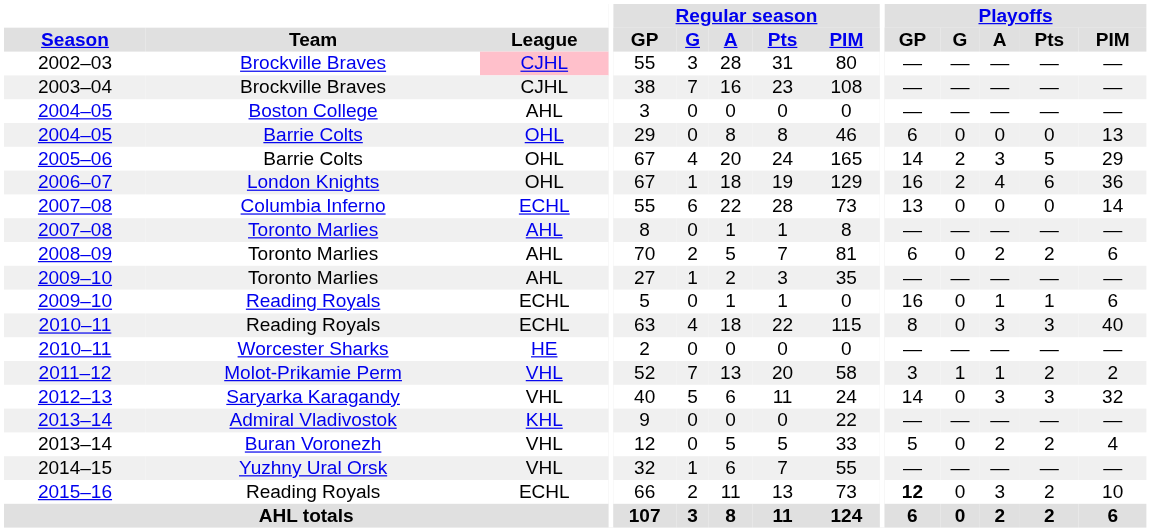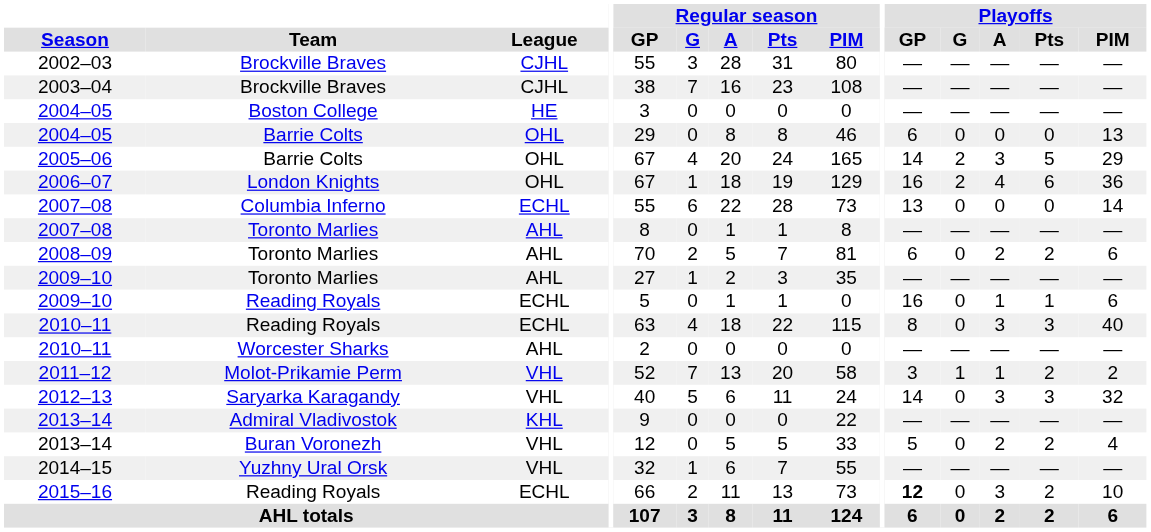(544, 63) pink background -> (544, 63) no background
(544, 111) AHL -> (544, 111) HE
(544, 349) HE -> (544, 349) AHL
